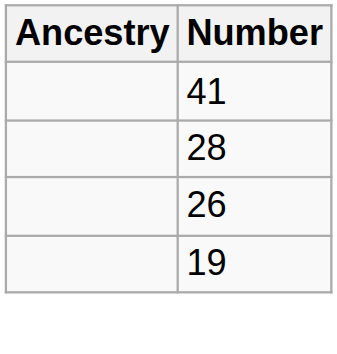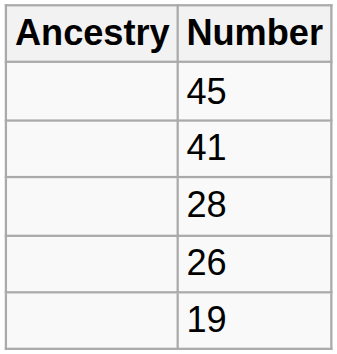+ row: (207, 90)
